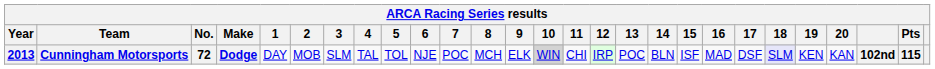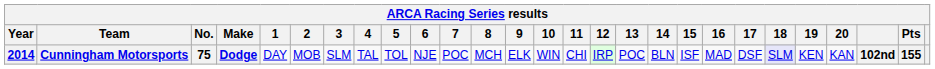(21, 54) 2013 -> (21, 54) 2014
(204, 54) 72 -> (204, 54) 75
(548, 54) lightgrey background -> (548, 54) no background
(911, 54) 115 -> (911, 54) 155
